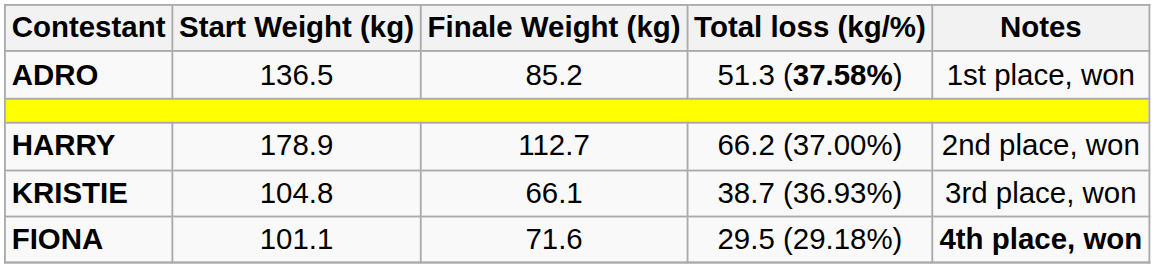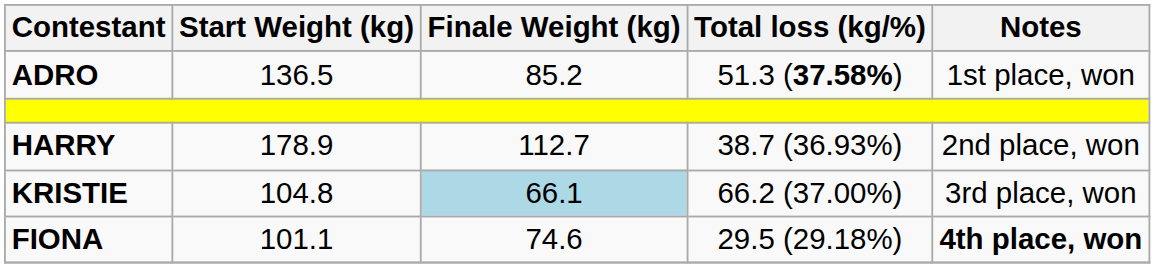(810, 145) 66.2 (37.00%) -> (810, 145) 38.7 (36.93%)
(554, 192) no background -> (554, 192) lightblue background
(810, 192) 38.7 (36.93%) -> (810, 192) 66.2 (37.00%)
(554, 239) 71.6 -> (554, 239) 74.6
